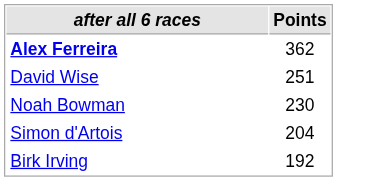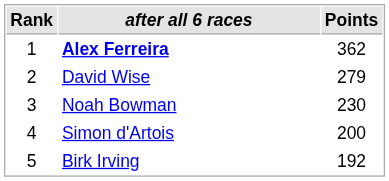+ column: (32, 20)
(300, 77) 251 -> (352, 77) 279
(300, 133) 204 -> (352, 133) 200
